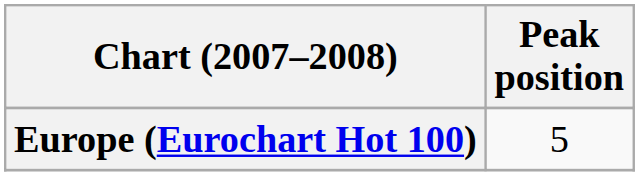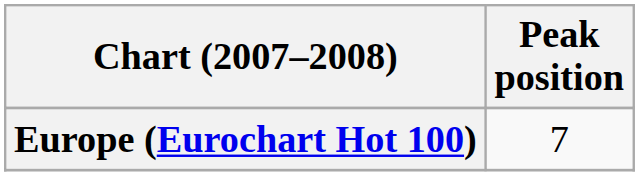(559, 138) 5 -> (559, 138) 7
